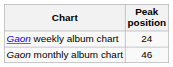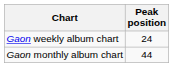(147, 54) 46 -> (147, 54) 44
